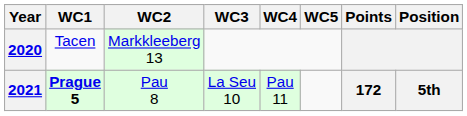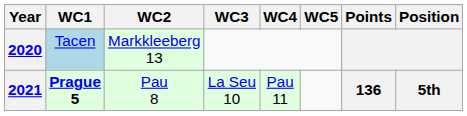(75, 50) no background -> (75, 50) lightblue background
(369, 91) 172 -> (369, 91) 136
